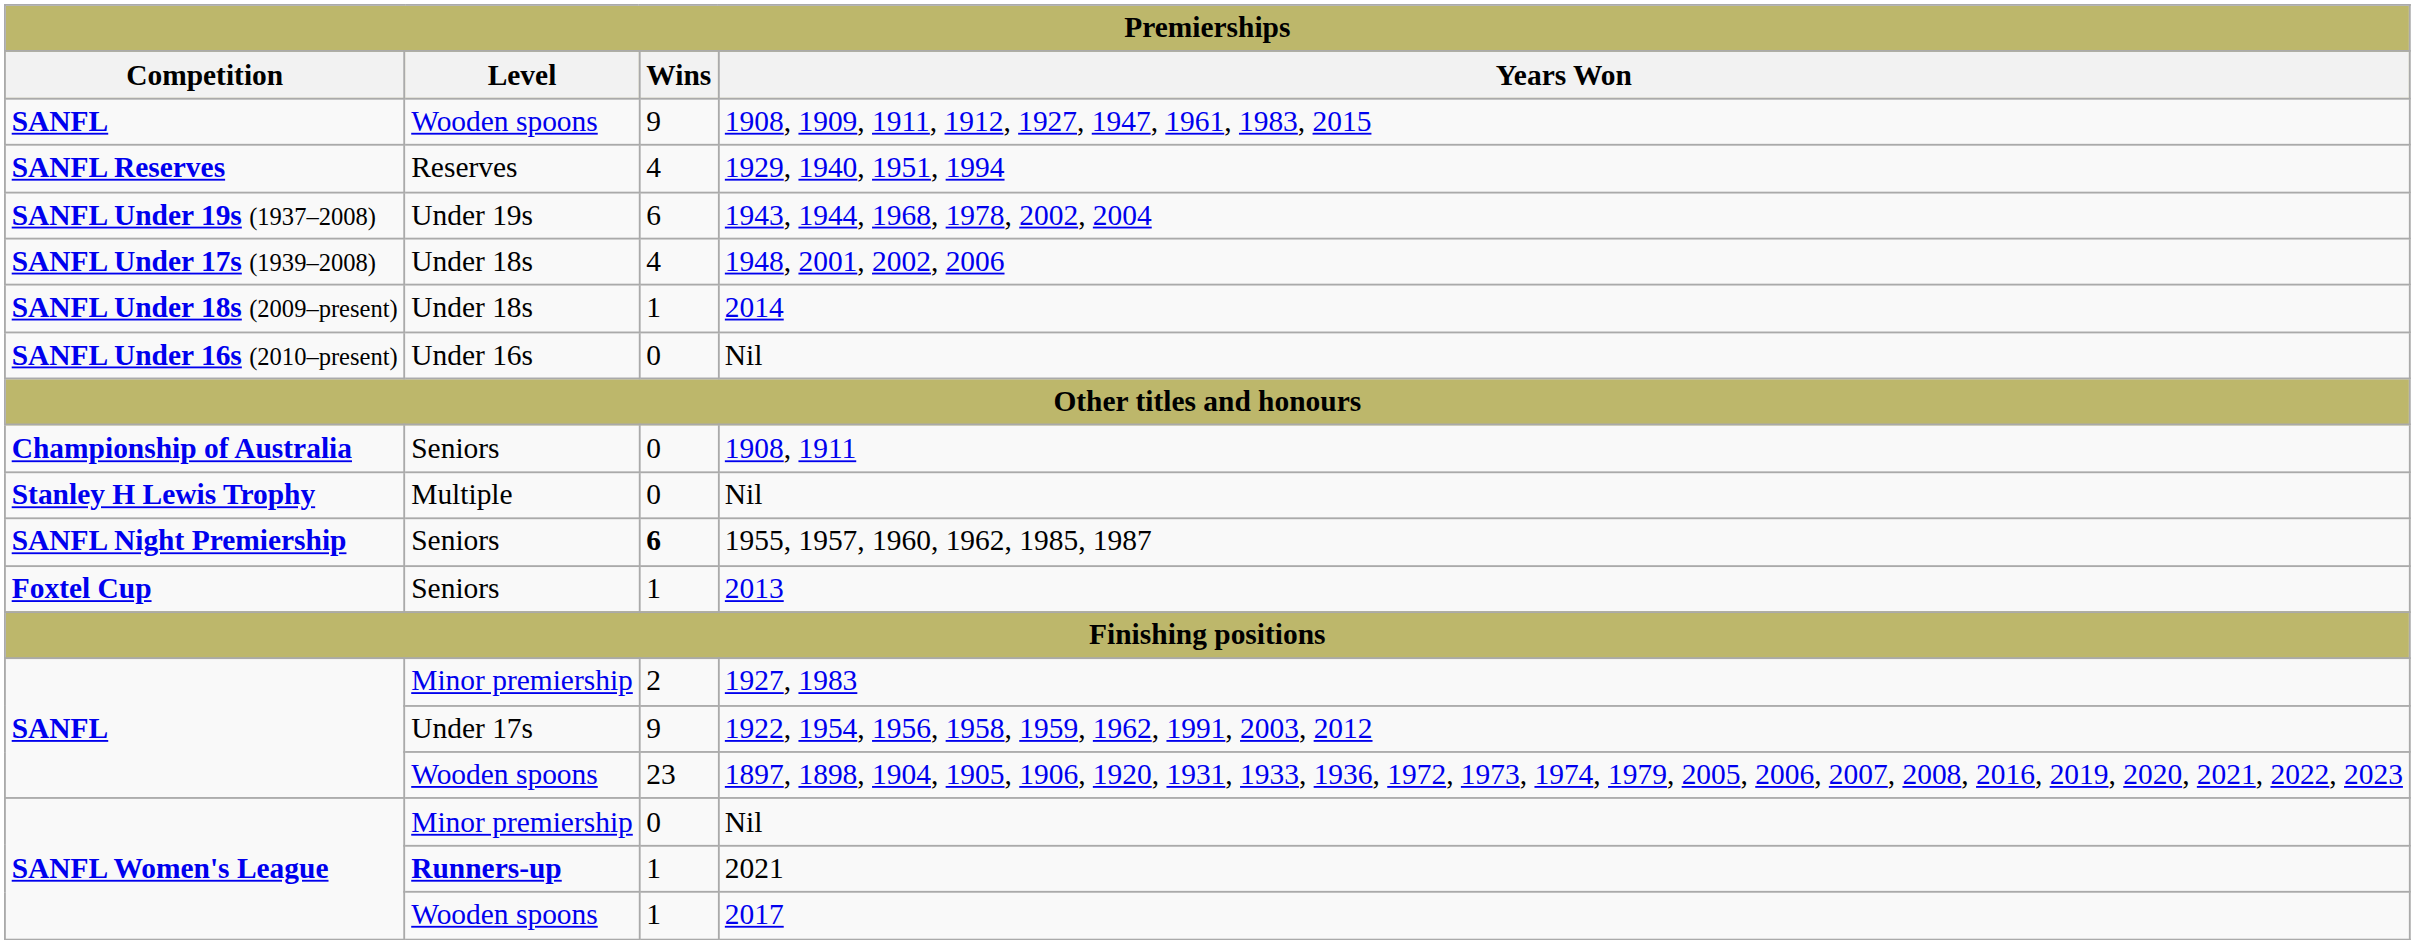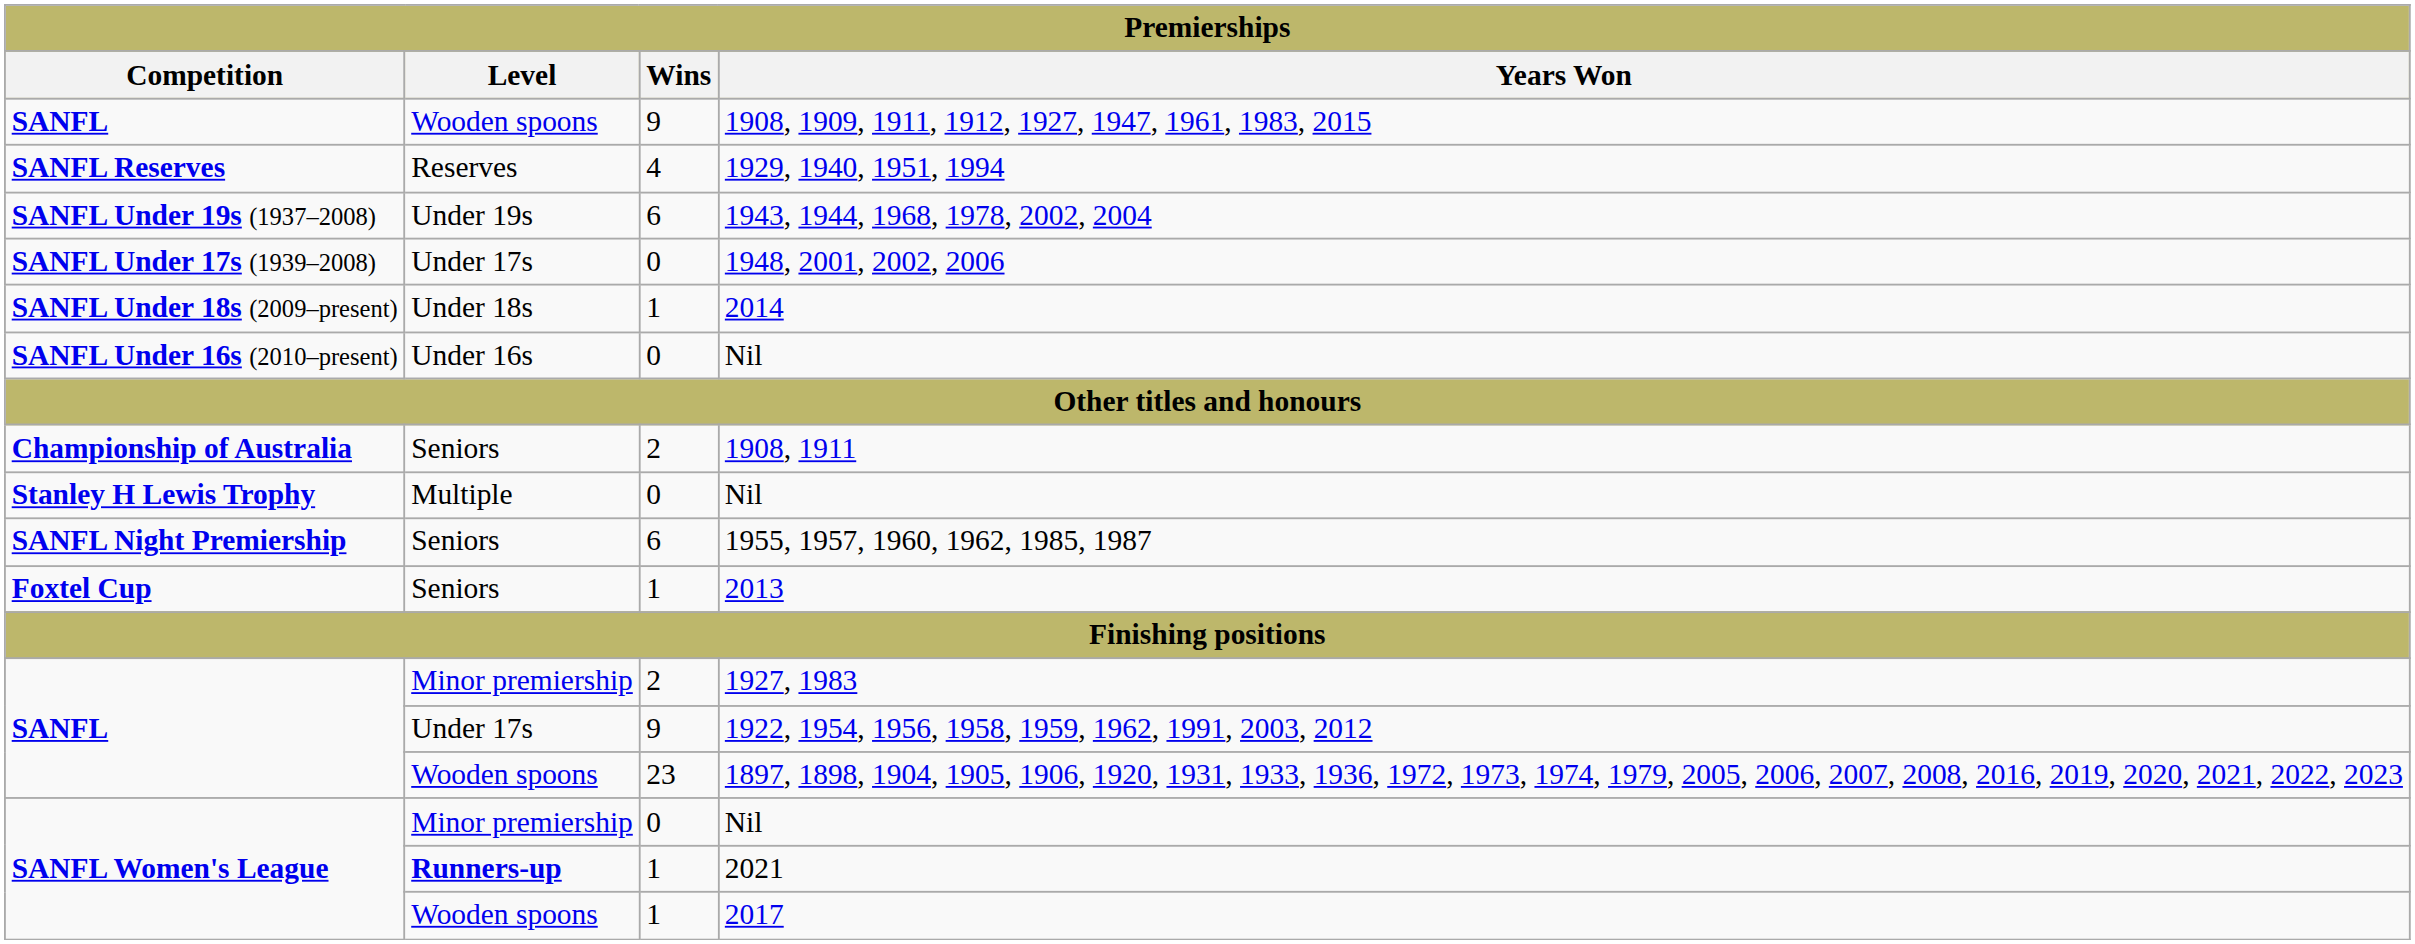(472, 261) Under 18s -> (472, 261) Under 17s
(654, 261) 4 -> (654, 261) 0
(654, 448) 0 -> (654, 448) 2
(654, 541) bold -> (654, 541) normal
